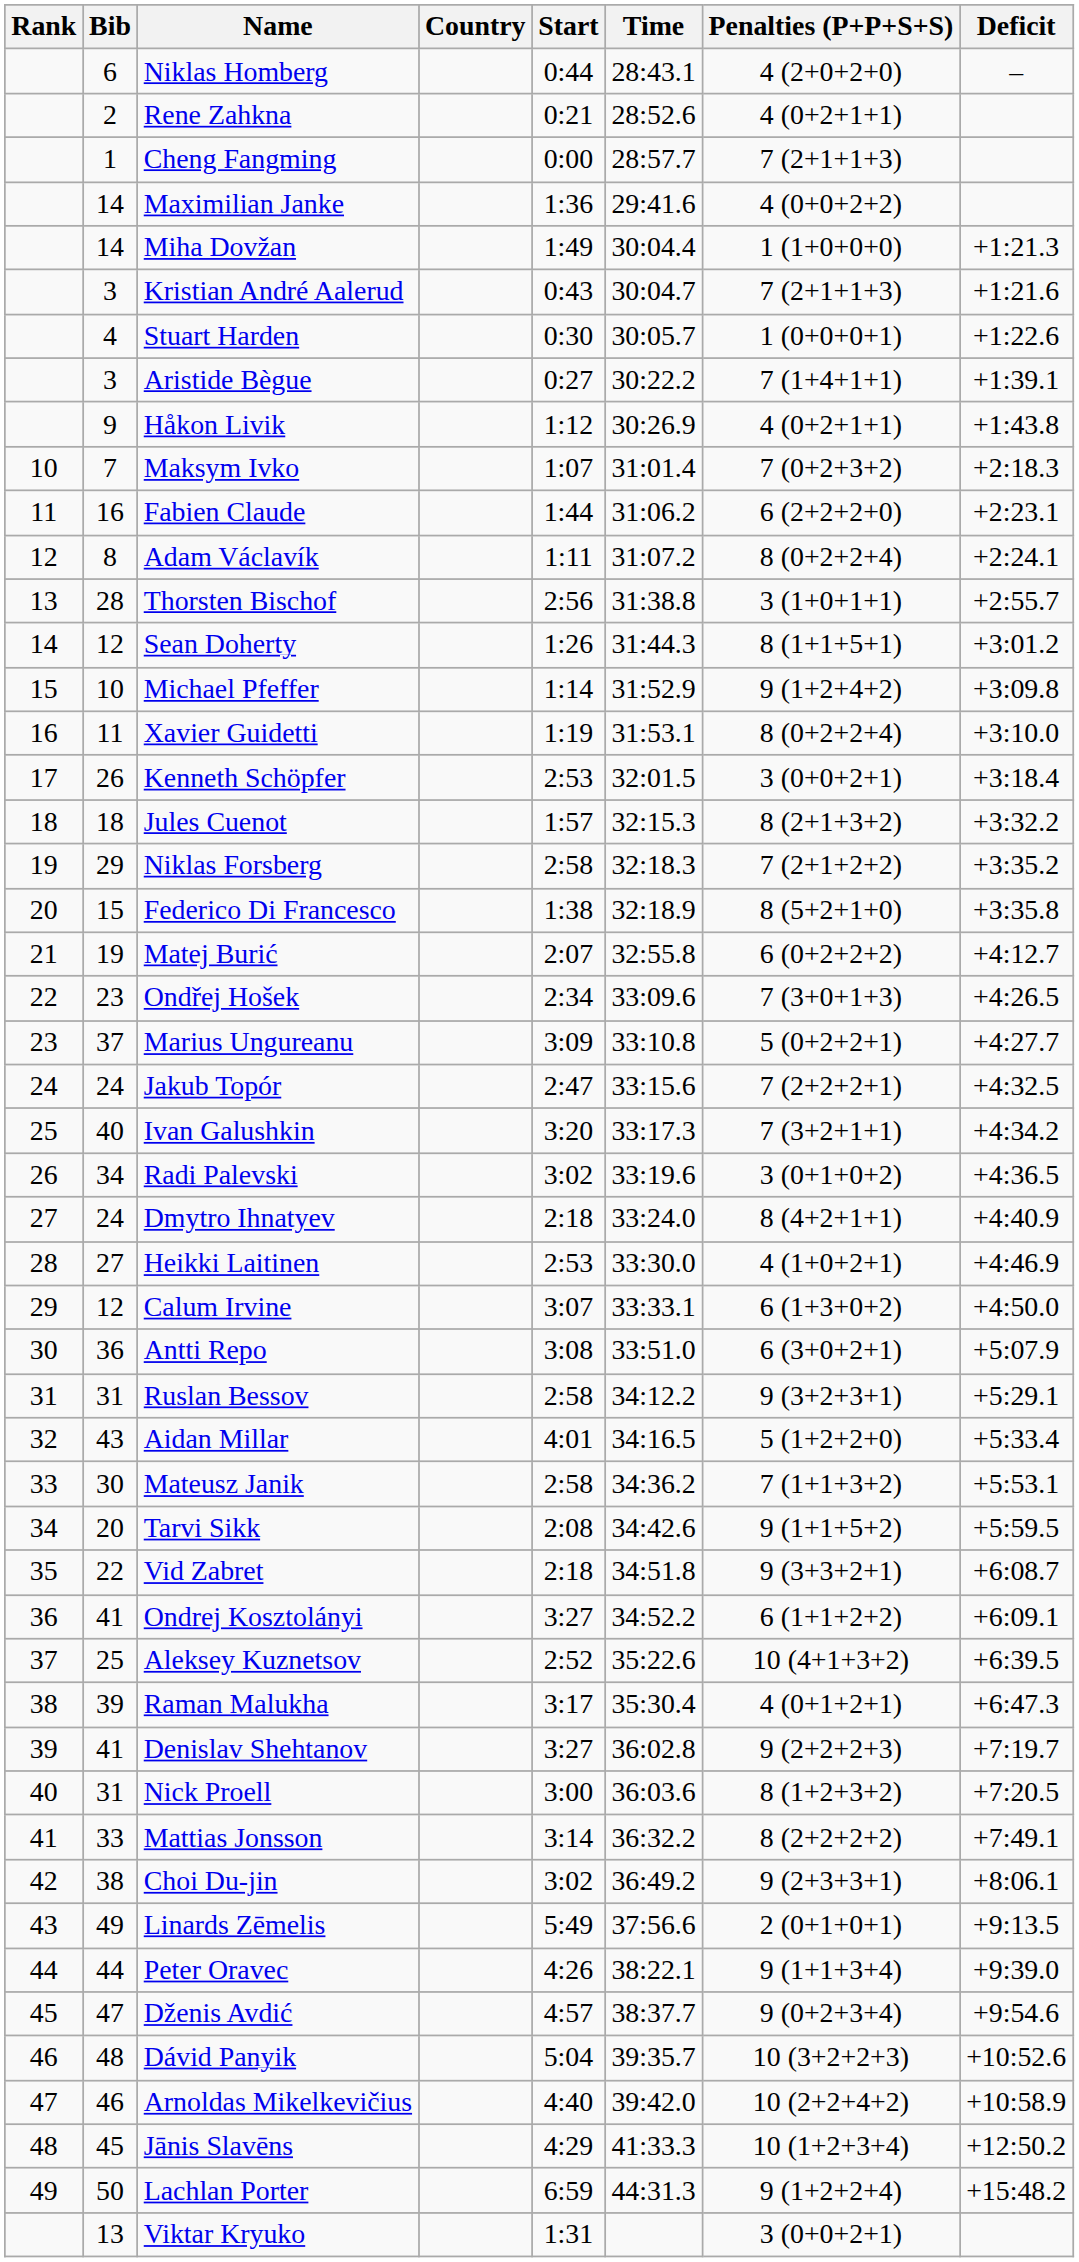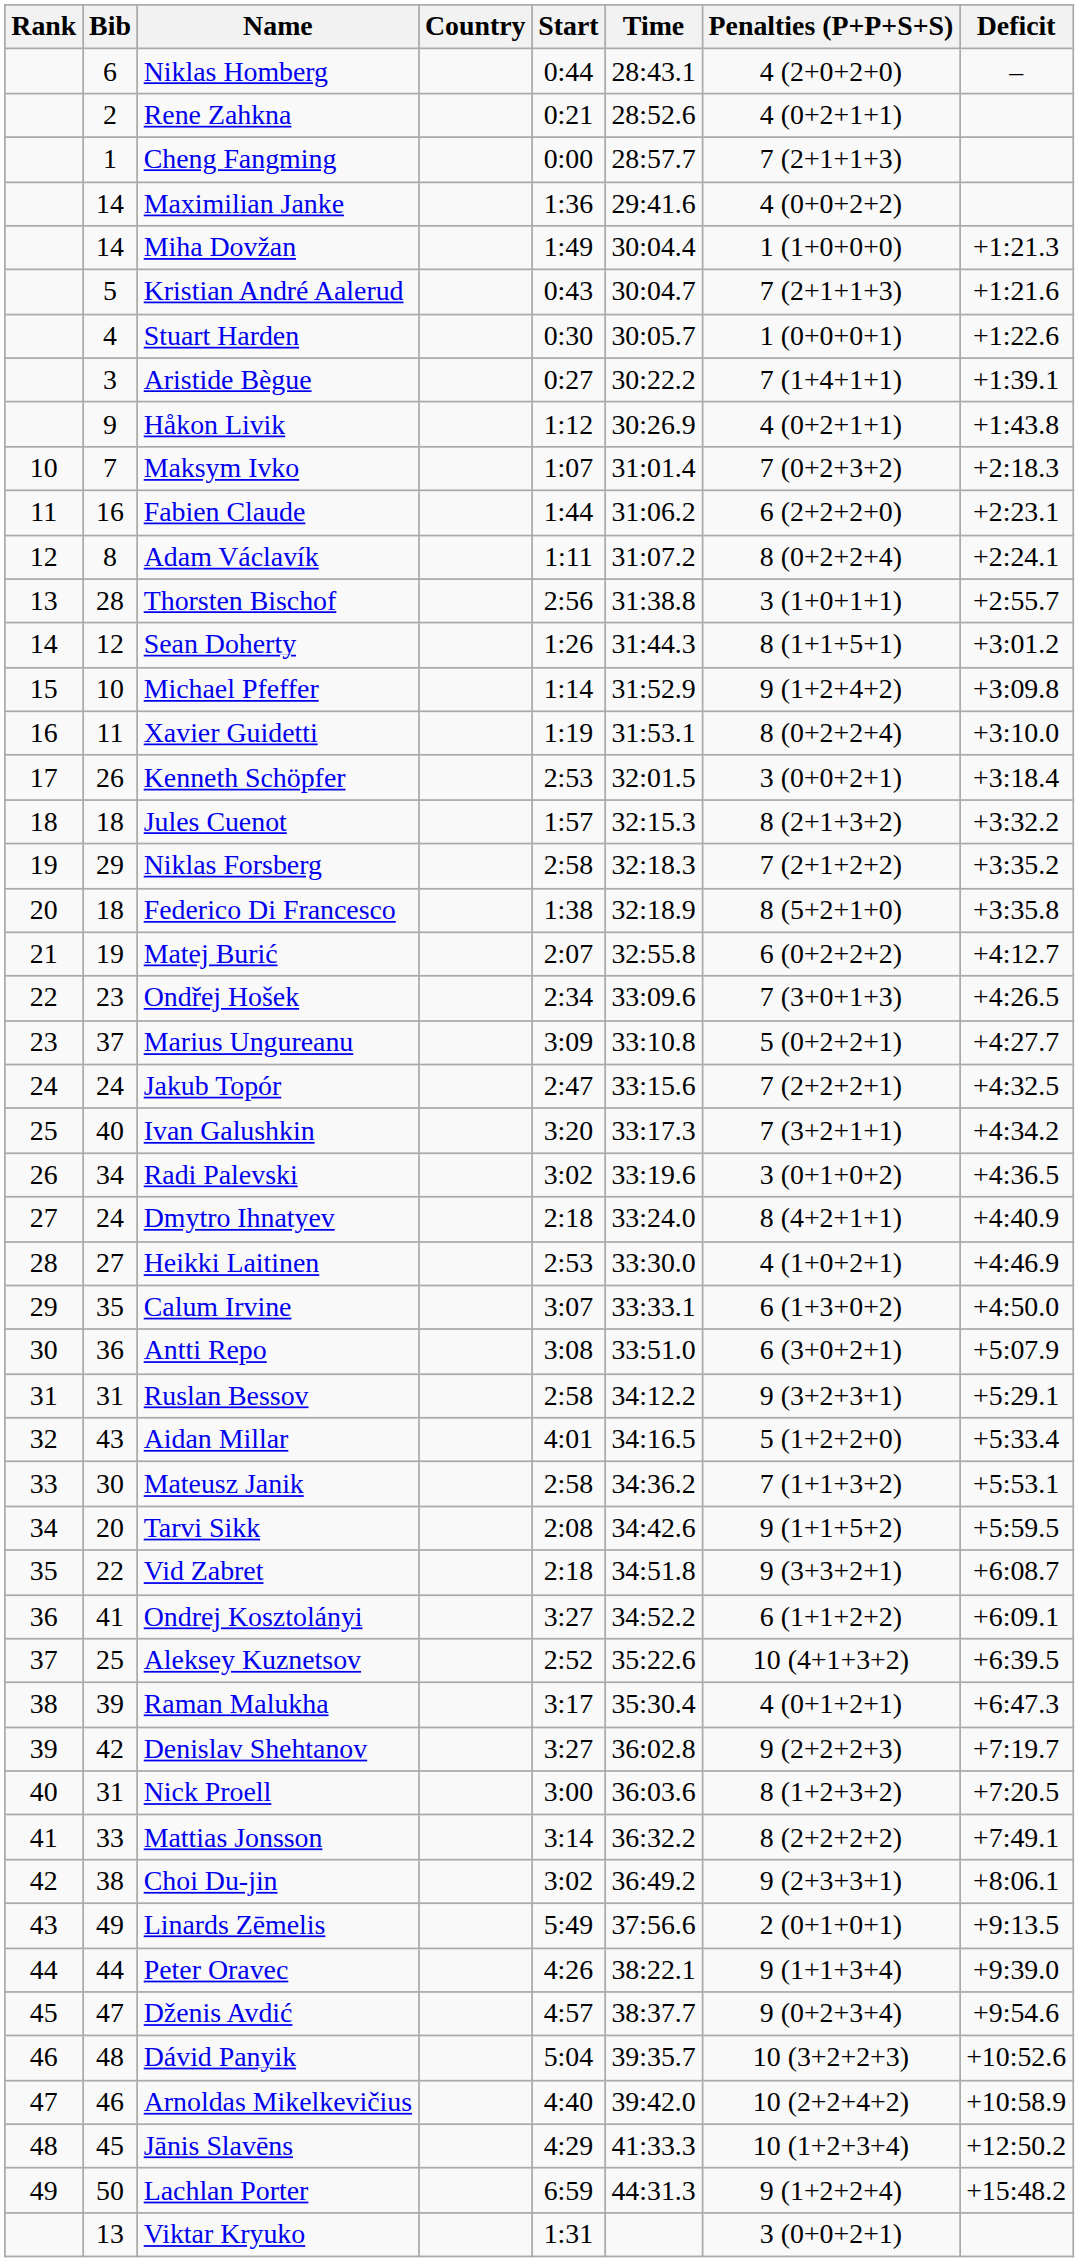(110, 291) 3 -> (110, 291) 5
(110, 909) 15 -> (110, 909) 18
(110, 1306) 12 -> (110, 1306) 35
(110, 1748) 41 -> (110, 1748) 42
